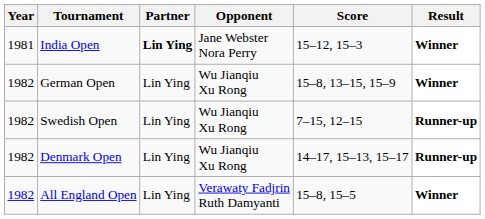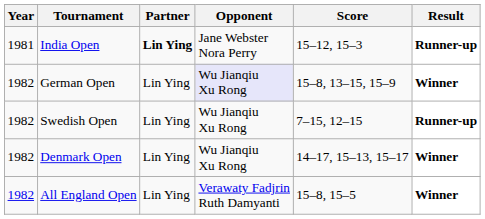(437, 45) Winner -> (446, 45) Runner-up
(229, 82) no background -> (229, 82) lavender background
(446, 157) Runner-up -> (437, 157) Winner
